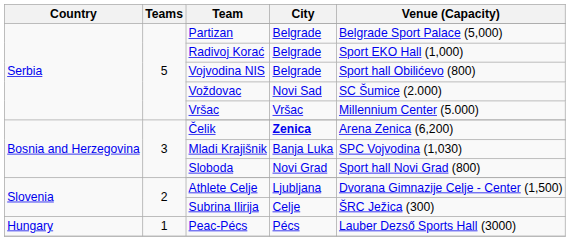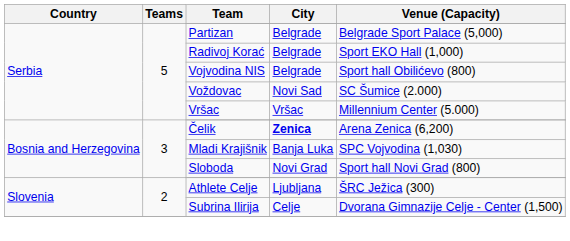(451, 187) Dvorana Gimnazije Celje - Center (1,500) -> (387, 187) ŠRC Ježica (300)
(387, 206) ŠRC Ježica (300) -> (451, 206) Dvorana Gimnazije Celje - Center (1,500)
- row: (30, 226)
